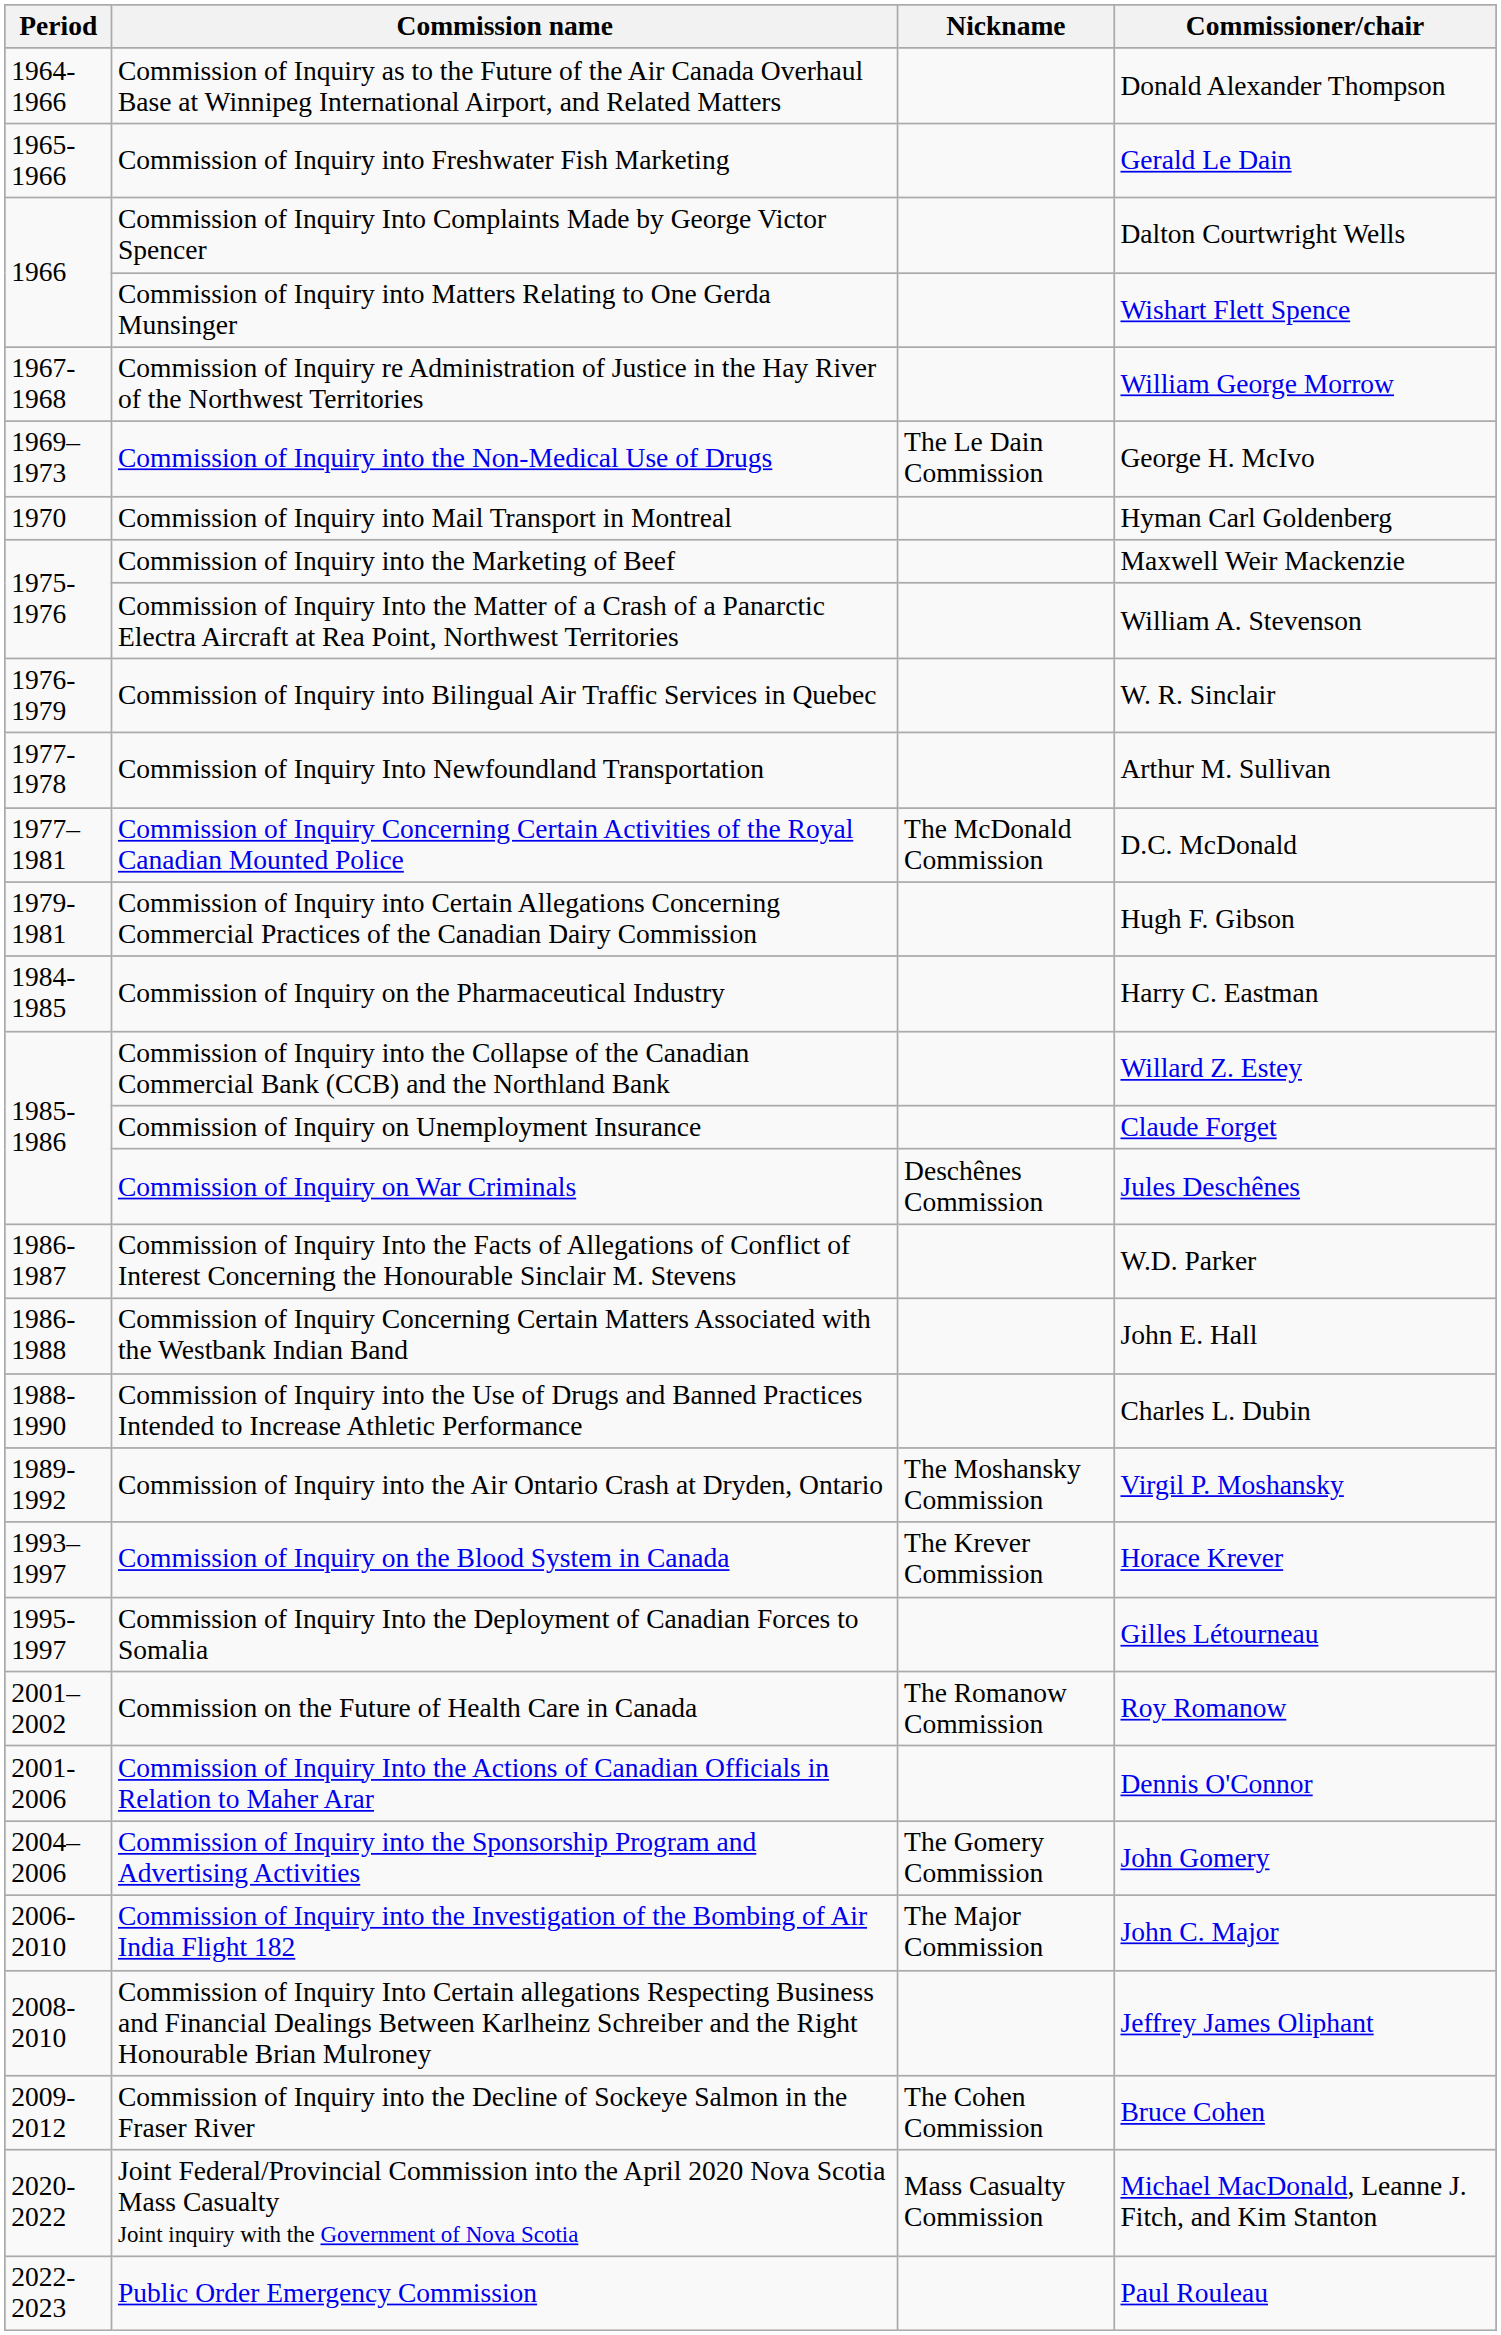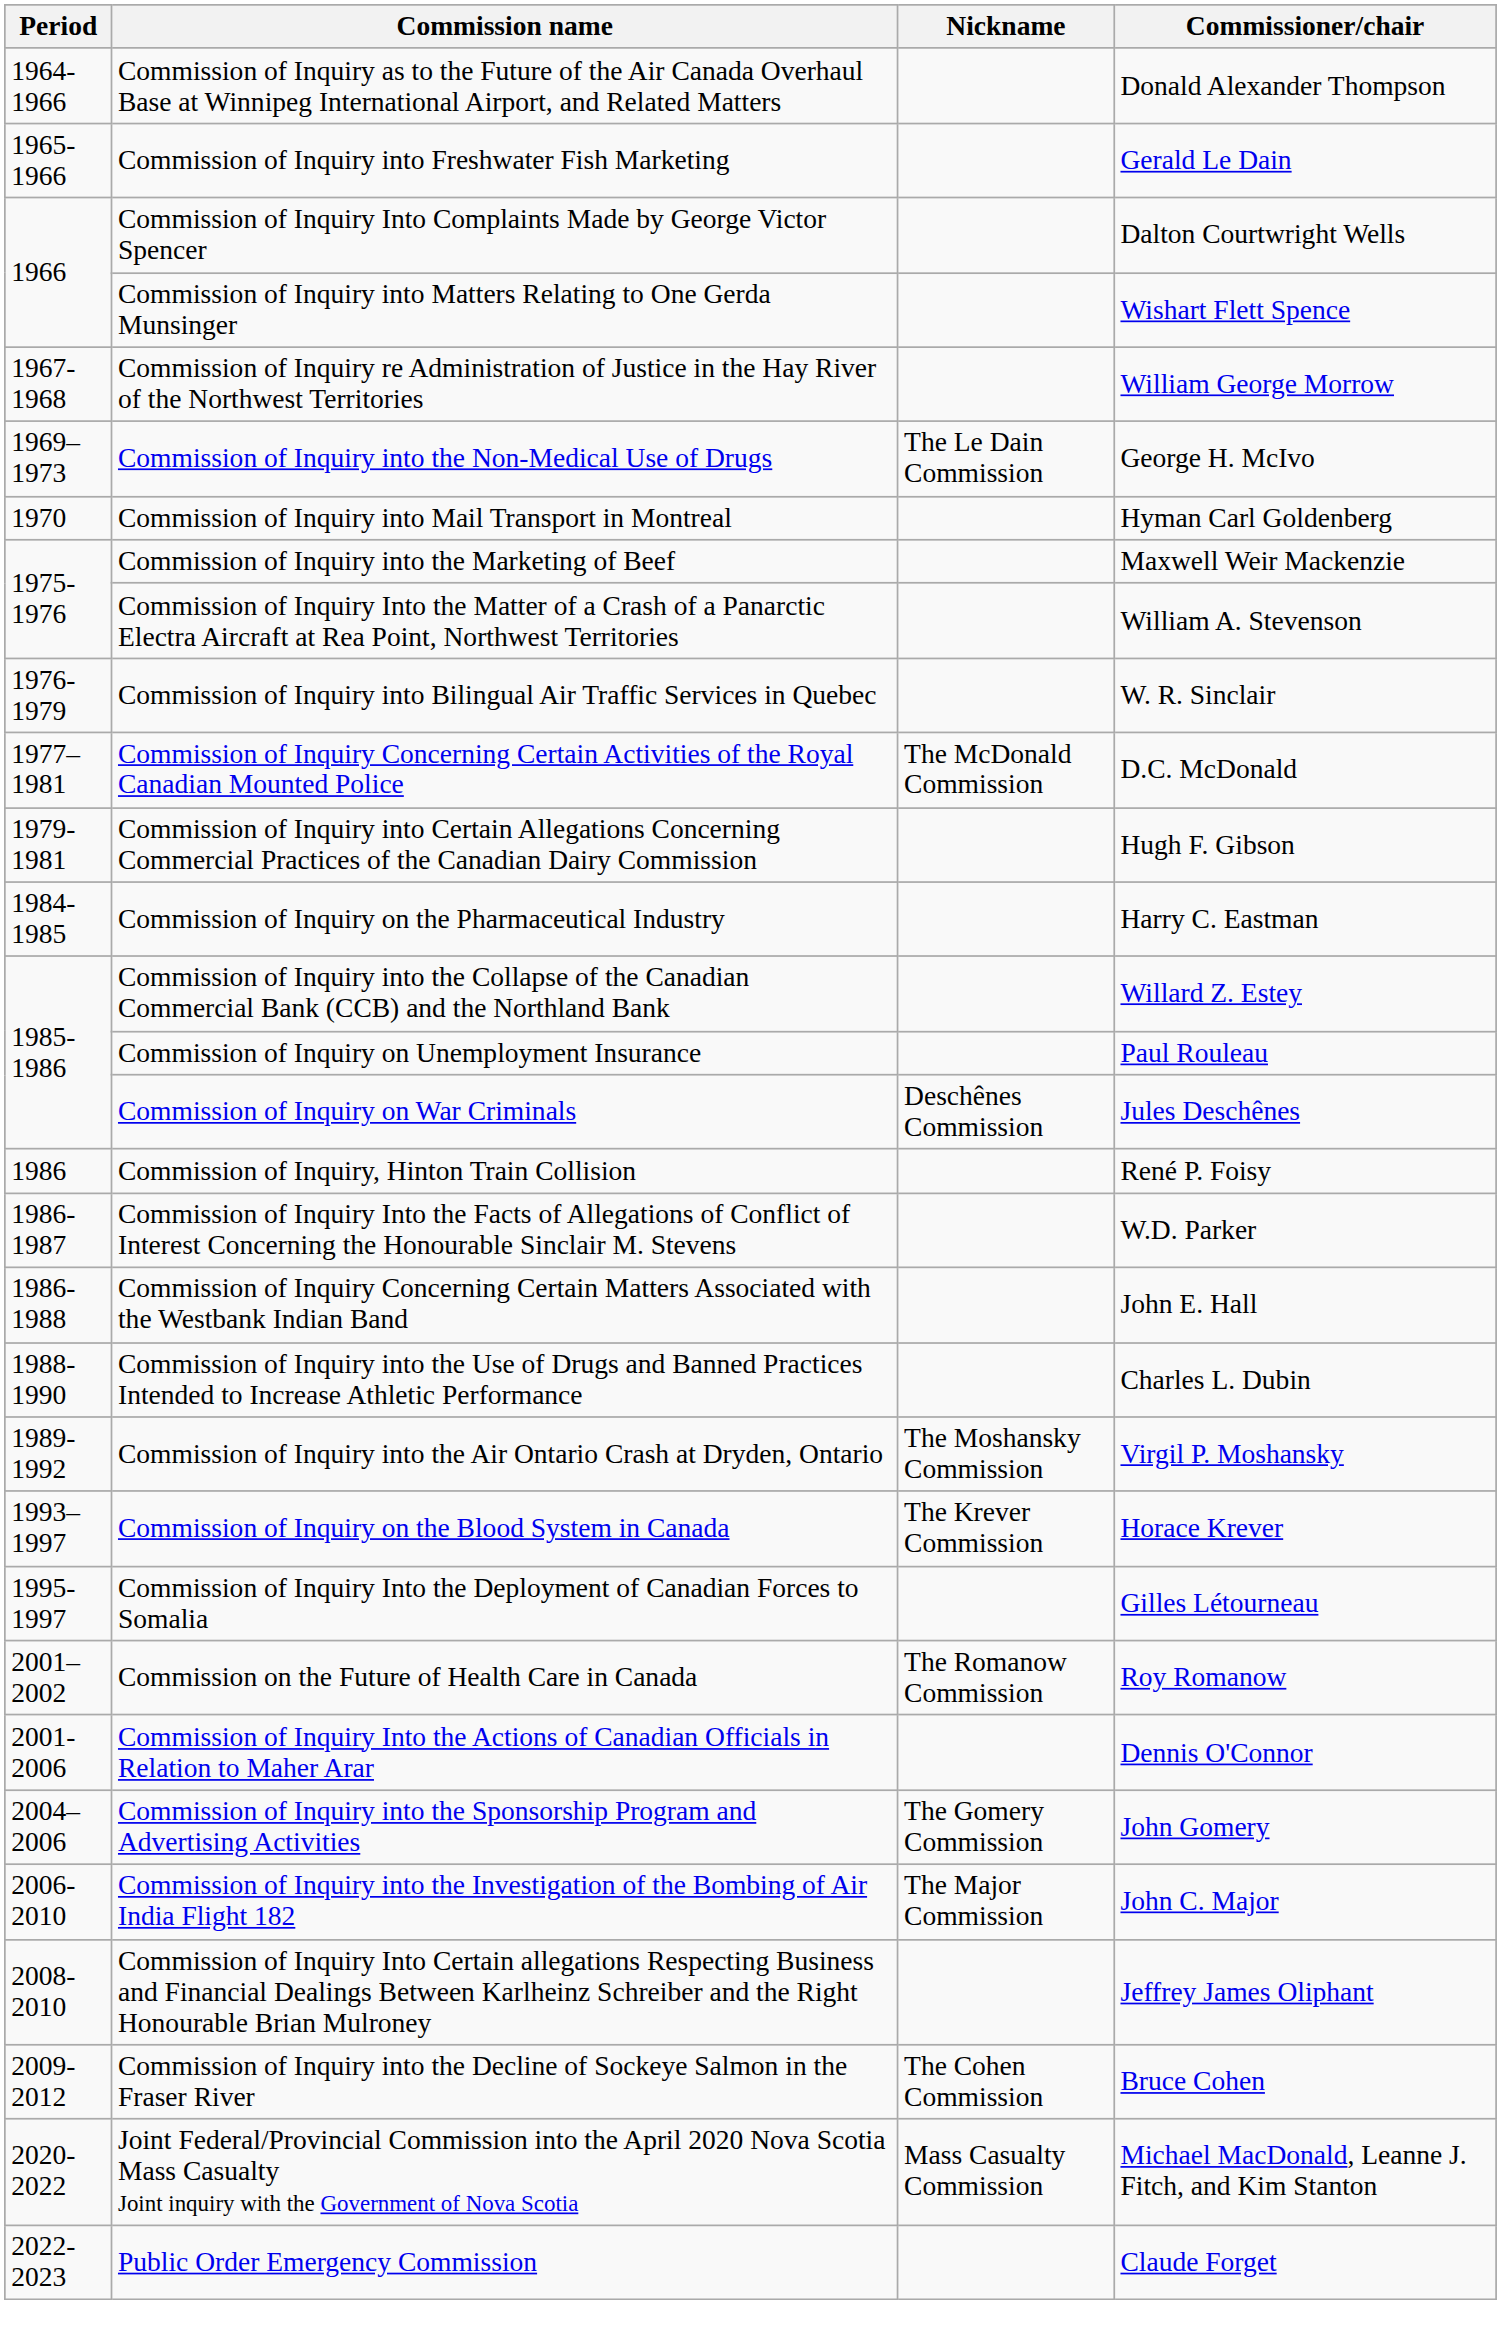- row: (441, 769)
(1199, 1127) Claude Forget -> (1194, 1052) Paul Rouleau
+ row: (377, 1170)
(1194, 2292) Paul Rouleau -> (1199, 2261) Claude Forget
